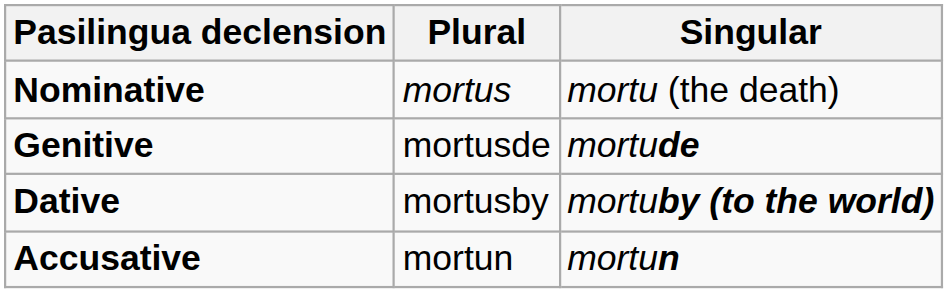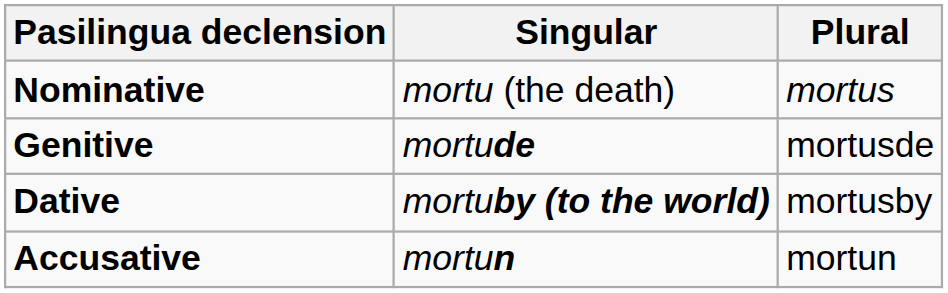columns swapped: (751, 32) <-> (477, 32)
